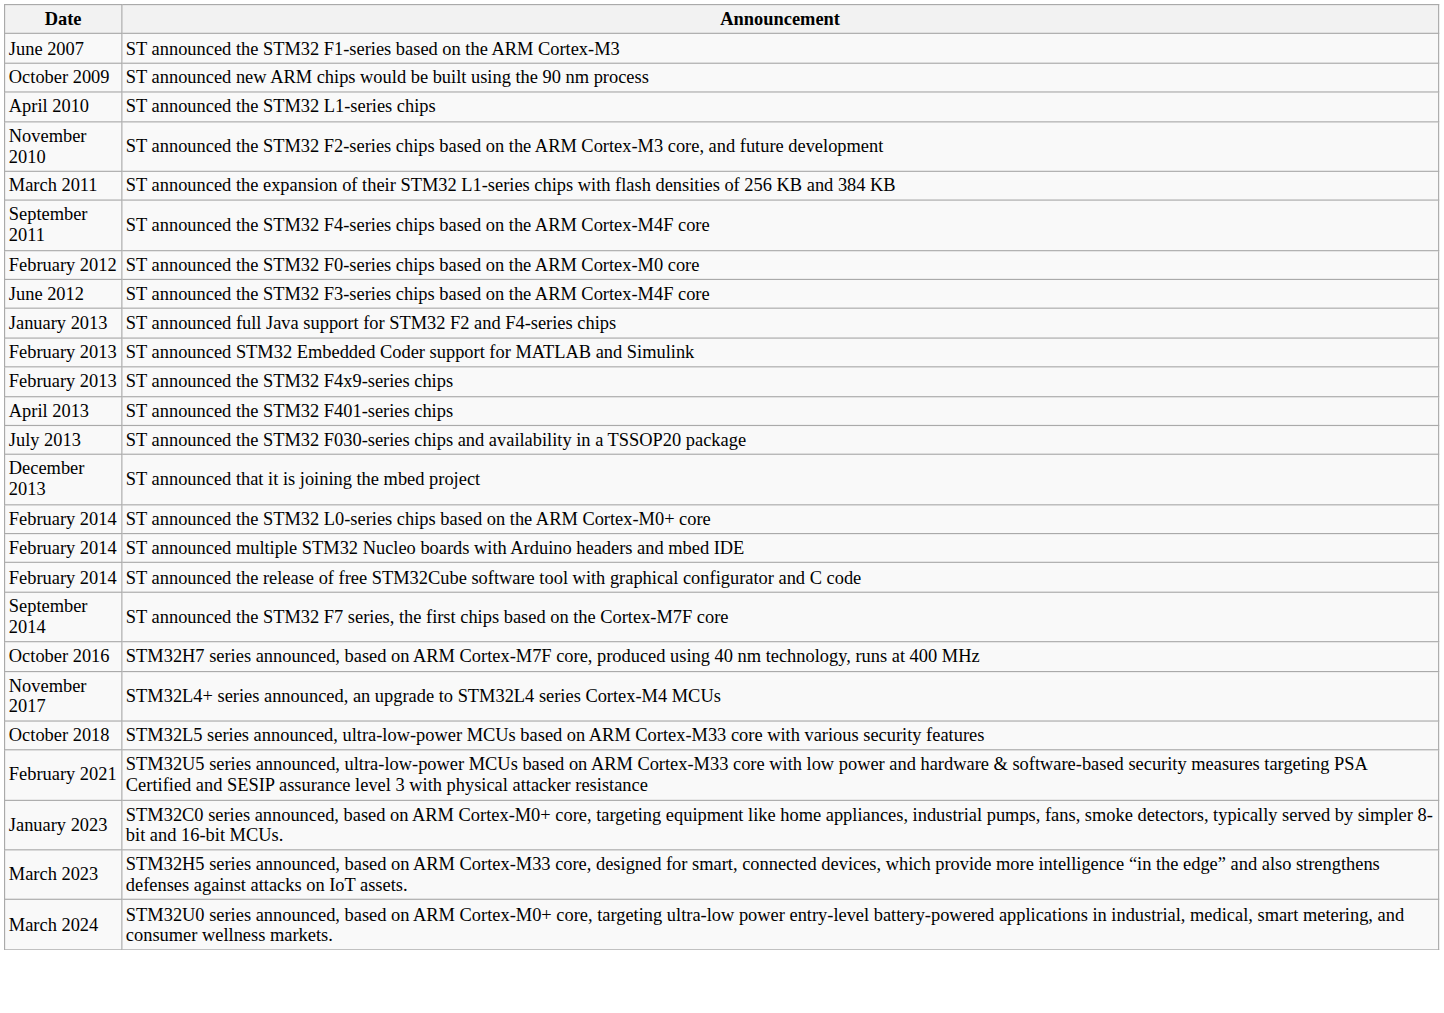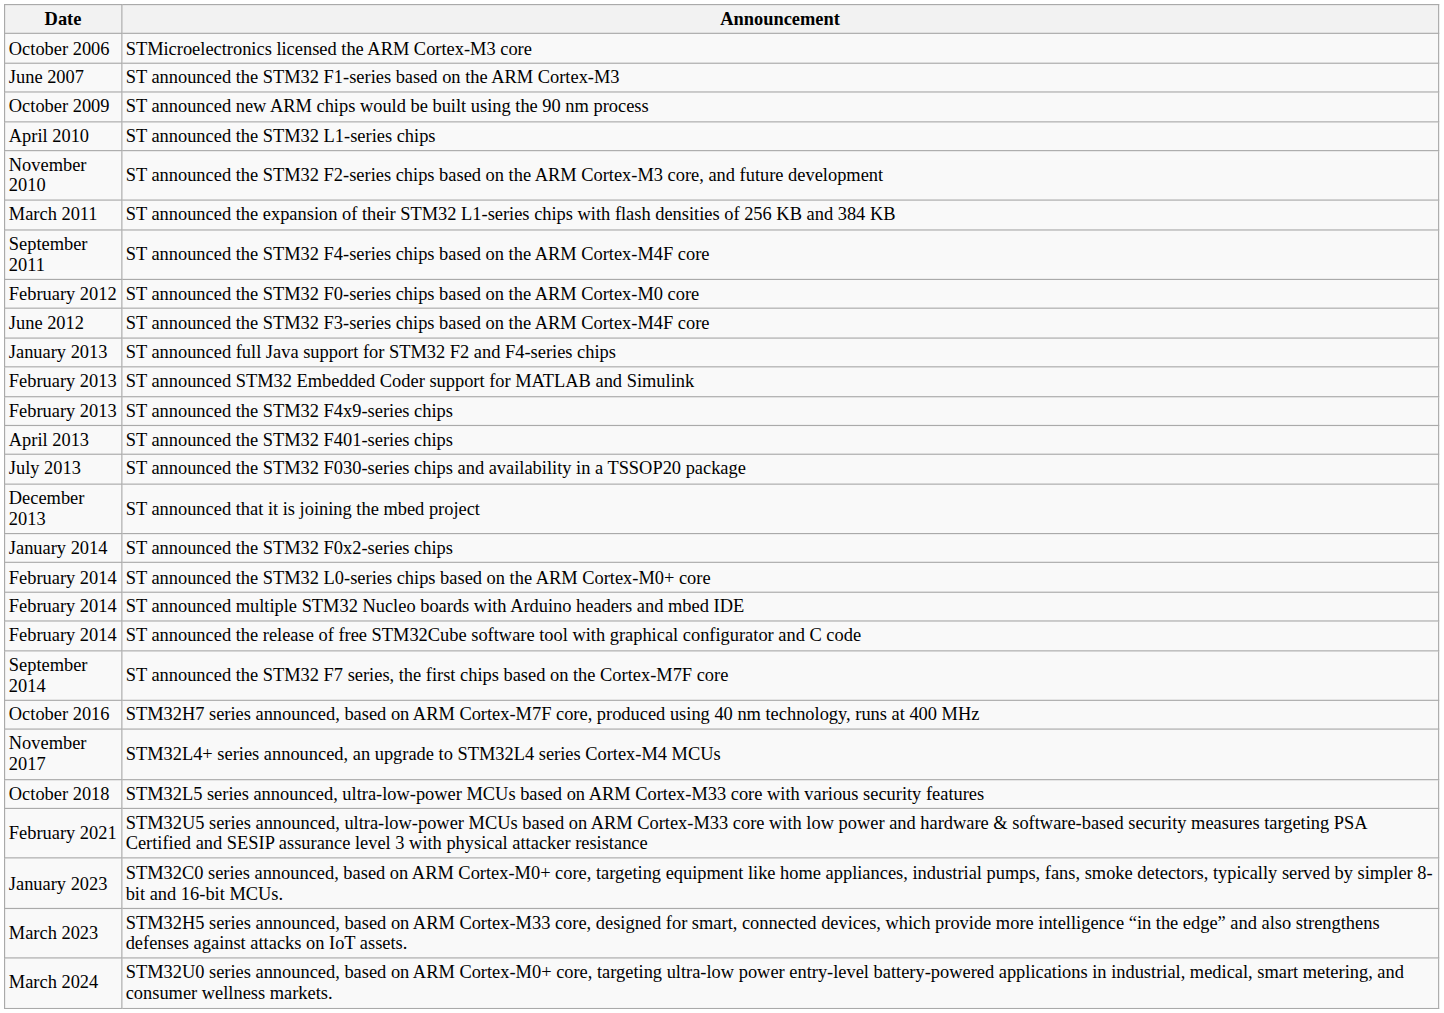+ row: (329, 48)
+ row: (289, 548)
